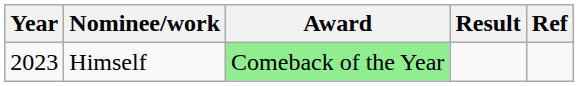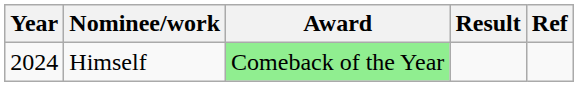(34, 61) 2023 -> (34, 61) 2024
